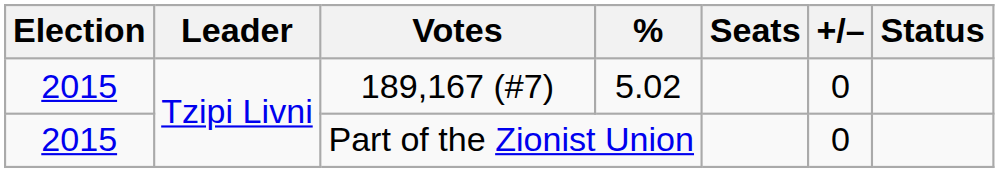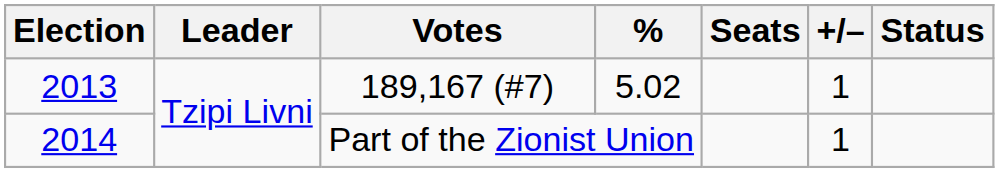(79, 85) 2015 -> (79, 85) 2013
(841, 85) 0 -> (841, 85) 1
(79, 139) 2015 -> (79, 139) 2014
(841, 139) 0 -> (841, 139) 1
